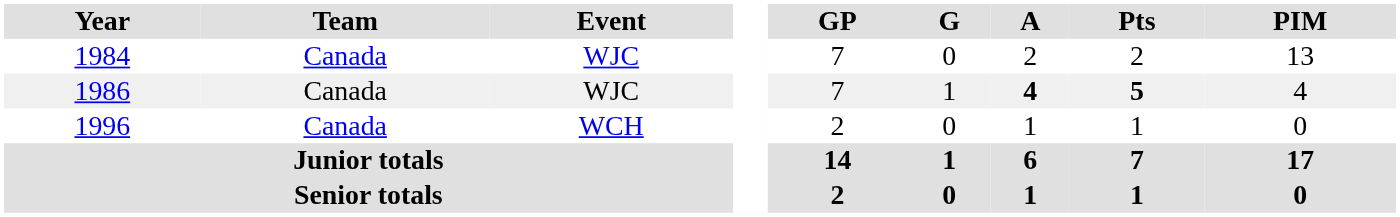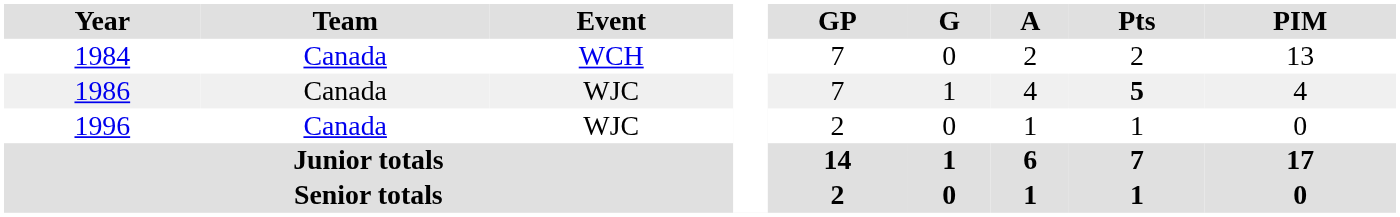(611, 55) WJC -> (611, 55) WCH
(1030, 90) bold -> (1030, 90) normal
(611, 125) WCH -> (611, 125) WJC
